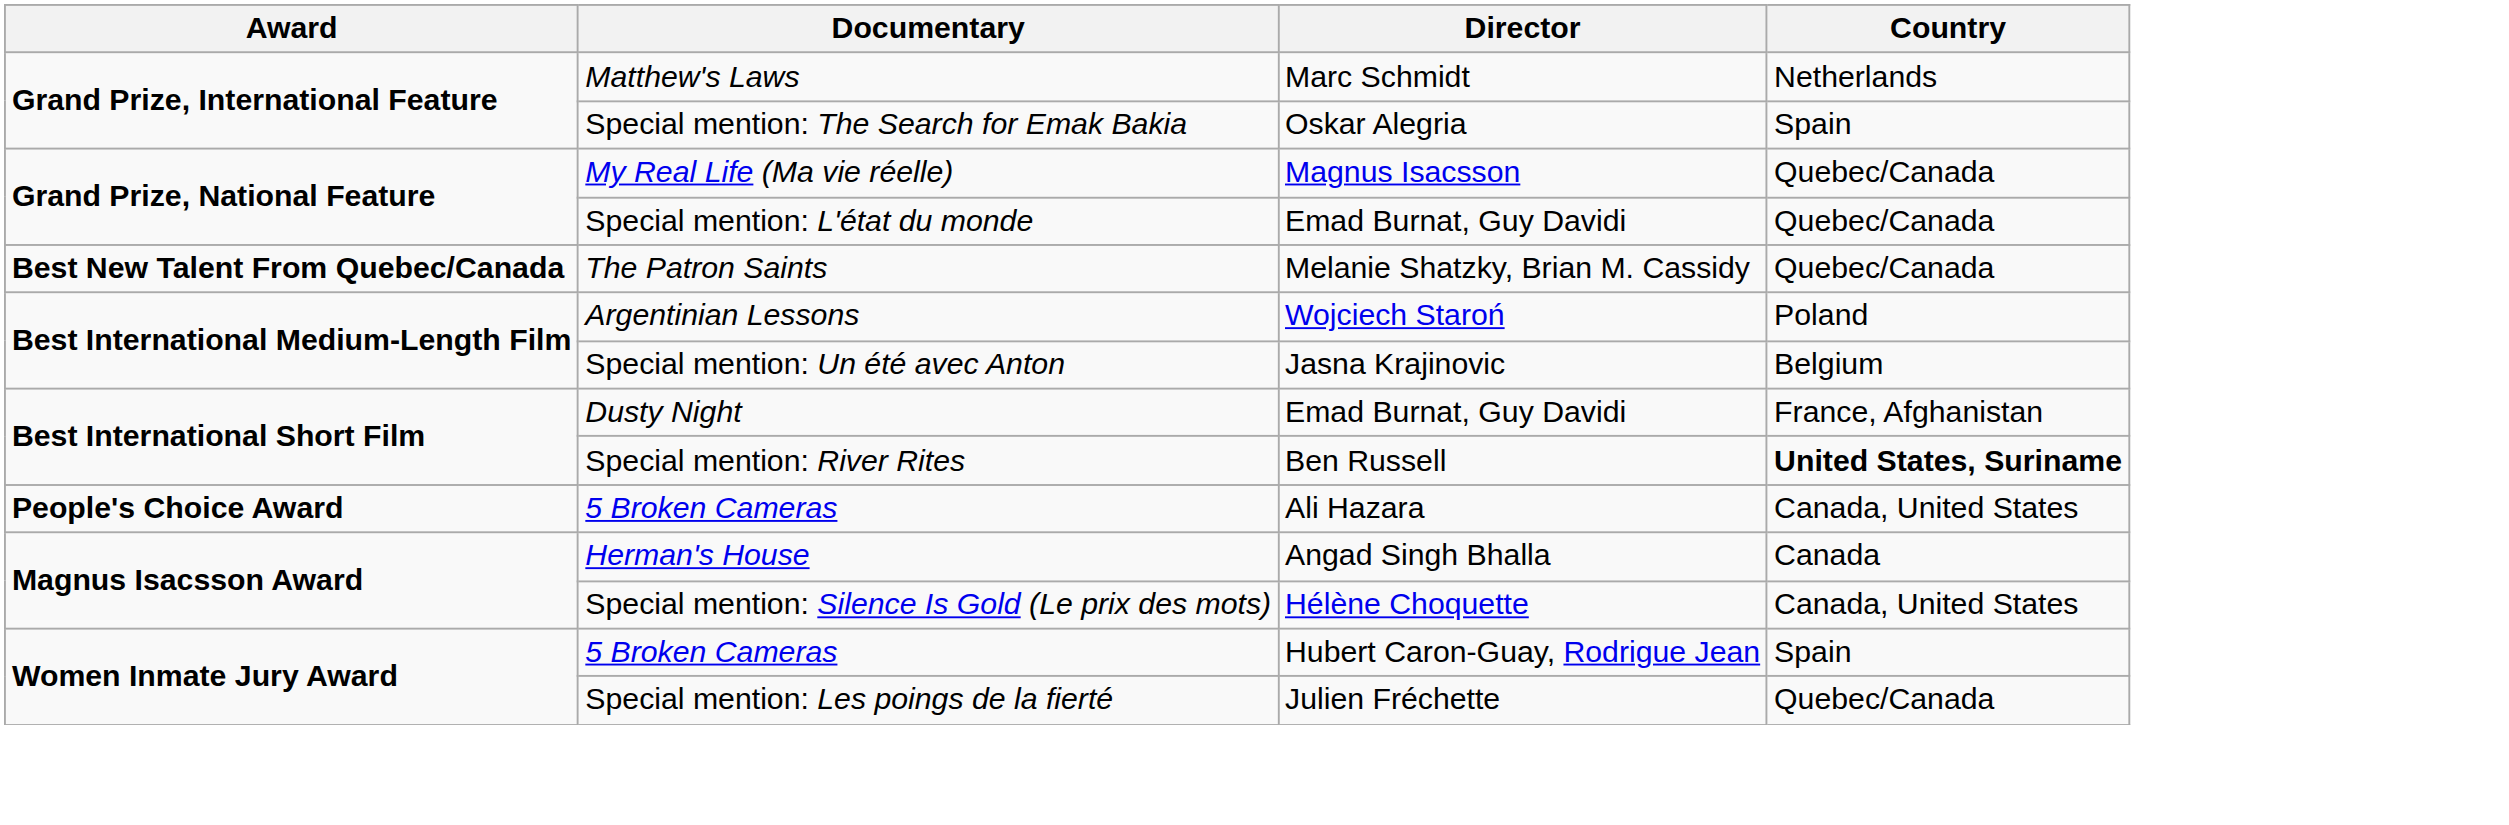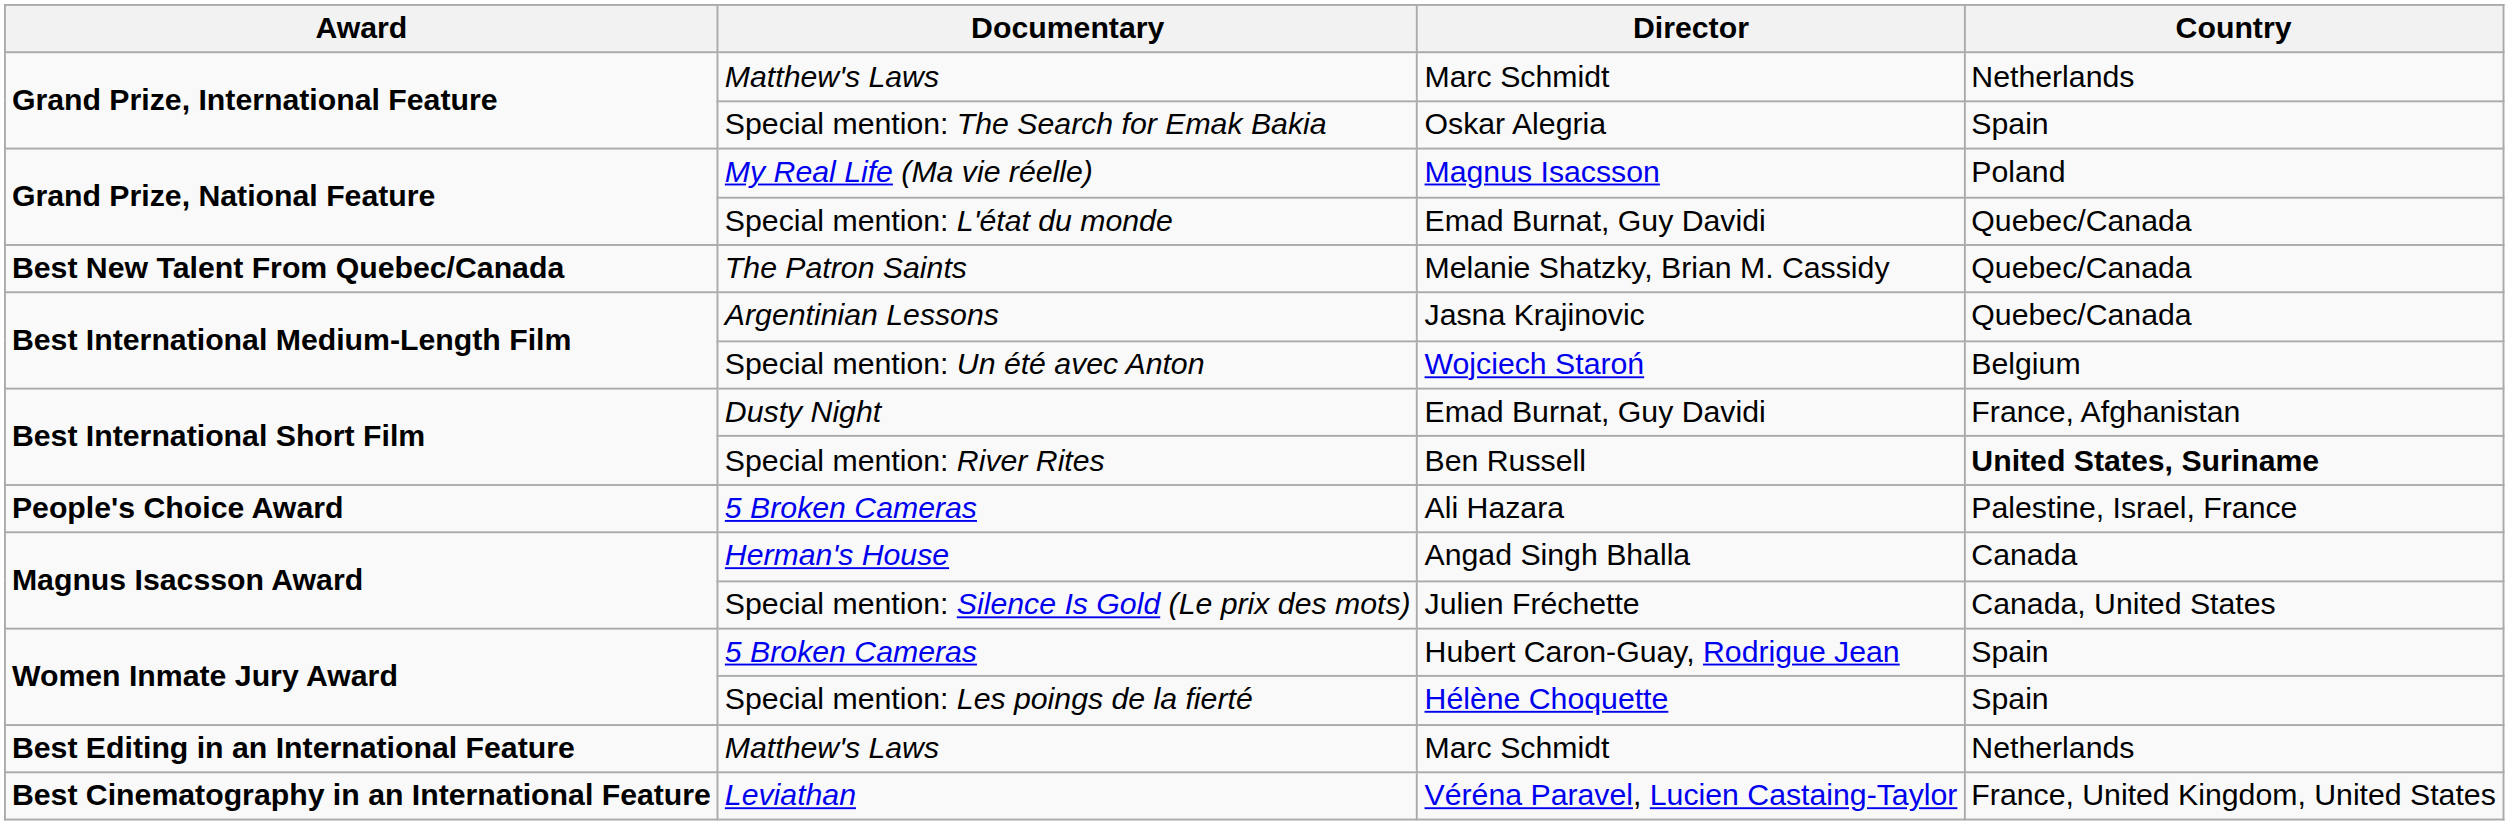(1884, 172) Quebec/Canada -> (2018, 172) Poland
(1395, 316) Wojciech Staroń -> (1535, 316) Jasna Krajinovic
(1821, 316) Poland -> (2081, 316) Quebec/Canada
(1395, 364) Jasna Krajinovic -> (1534, 364) Wojciech Staroń
(1926, 508) Canada, United States -> (2134, 508) Palestine, Israel, France
(1407, 603) Hélène Choquette -> (1532, 603) Julien Fréchette
(1393, 699) Julien Fréchette -> (1546, 699) Hélène Choquette
(1884, 699) Quebec/Canada -> (2010, 699) Spain
+ row: (293, 747)
+ row: (361, 795)
